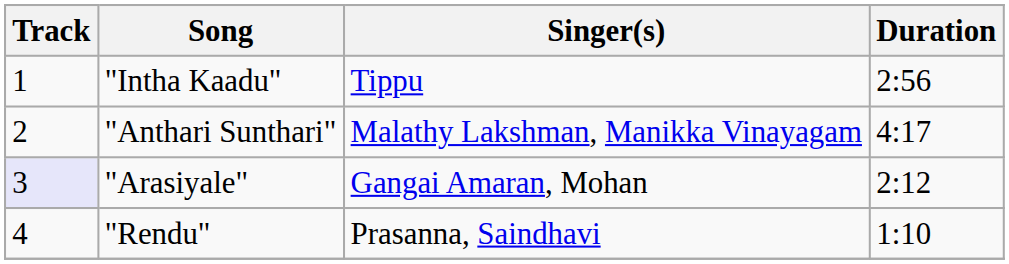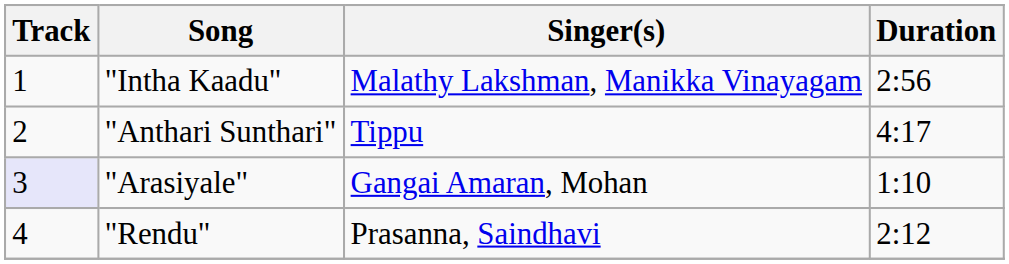(387, 81) Tippu -> (606, 81) Malathy Lakshman, Manikka Vinayagam
(606, 131) Malathy Lakshman, Manikka Vinayagam -> (387, 131) Tippu
(904, 182) 2:12 -> (904, 182) 1:10
(904, 233) 1:10 -> (904, 233) 2:12
